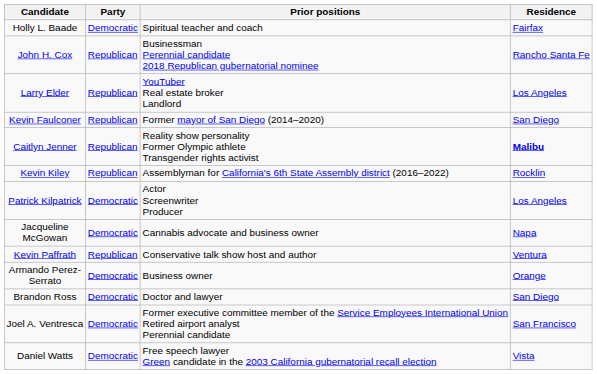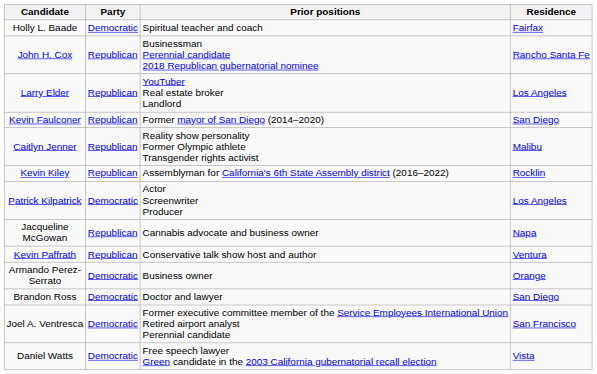(528, 146) bold -> (527, 146) normal
(113, 233) Democratic -> (113, 233) Republican
